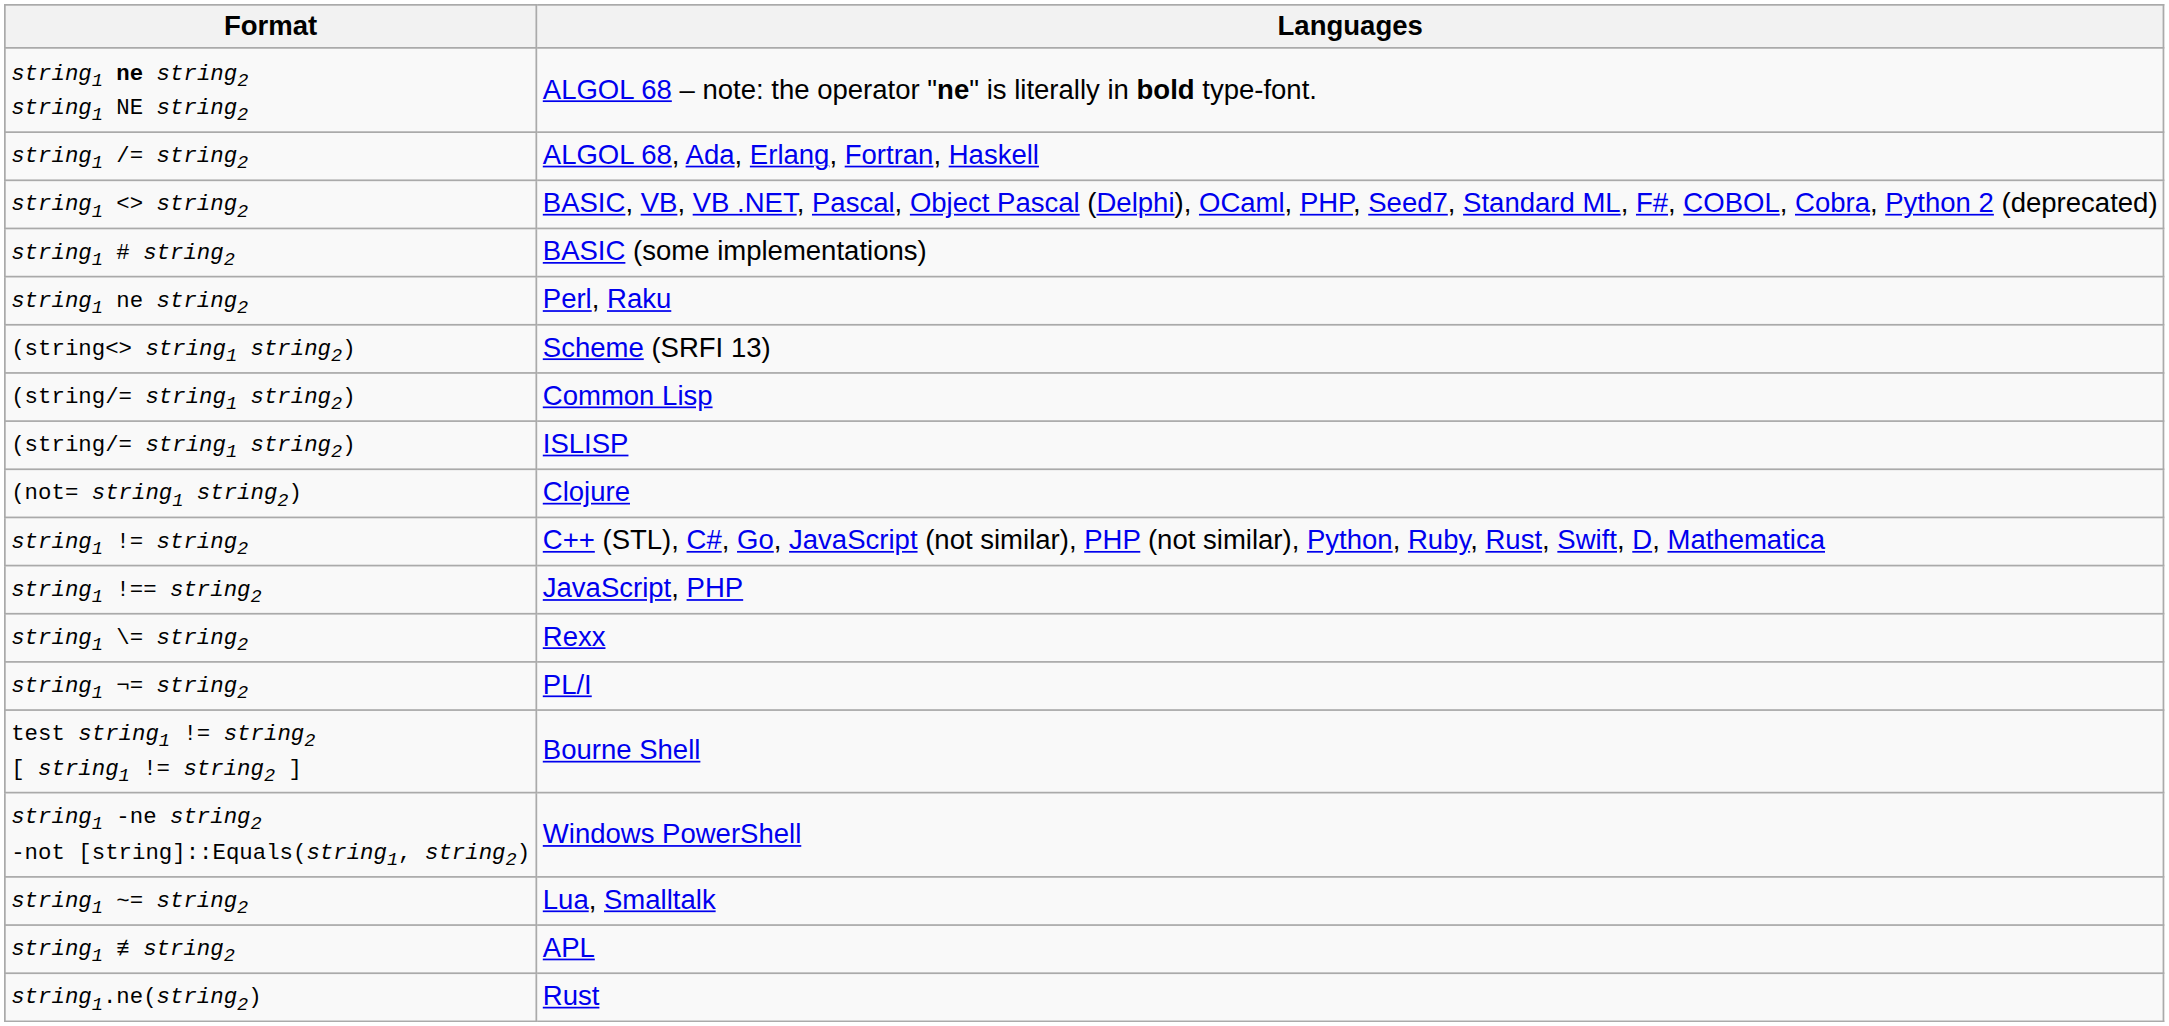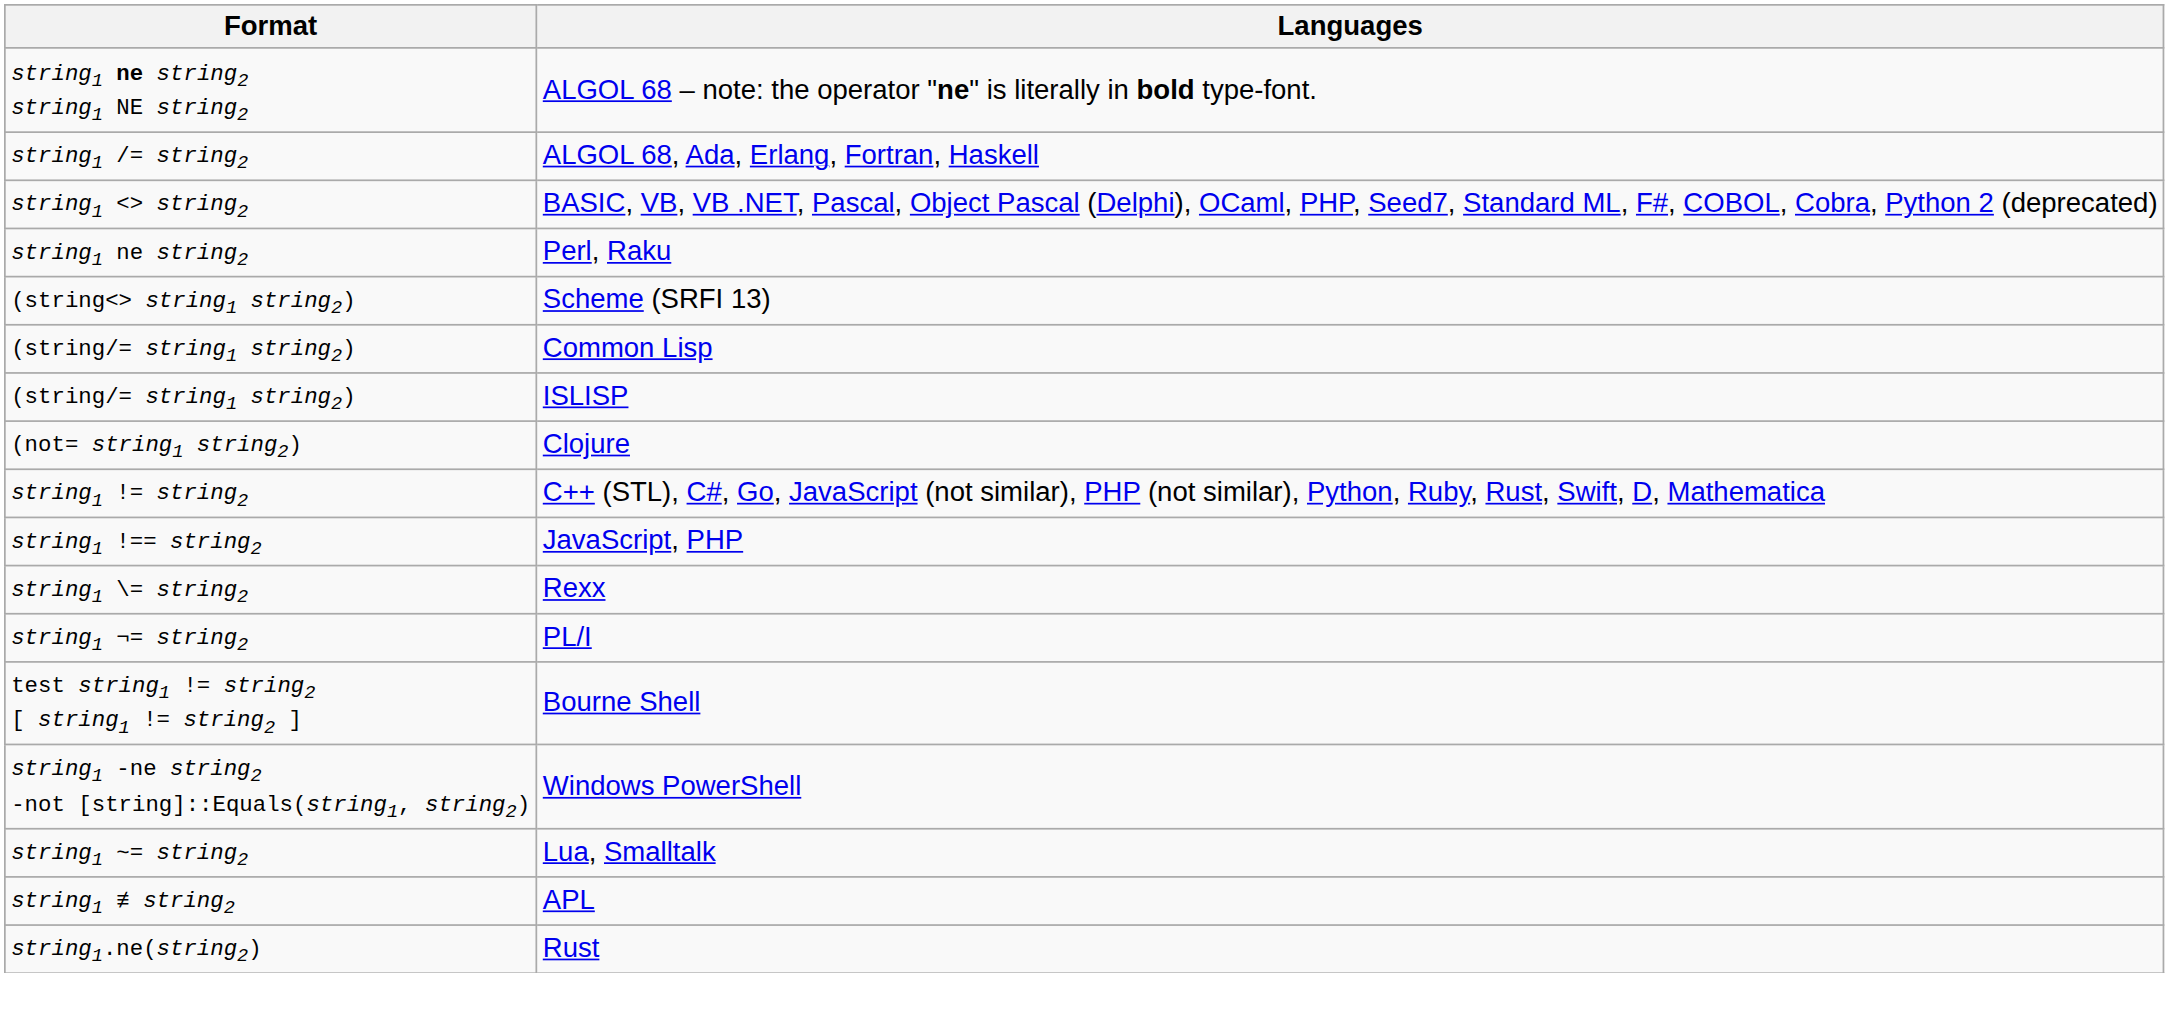- row: (735, 251)
